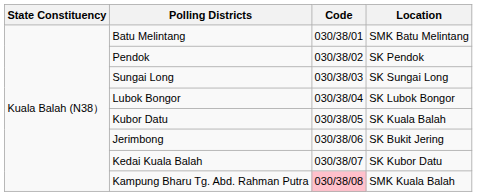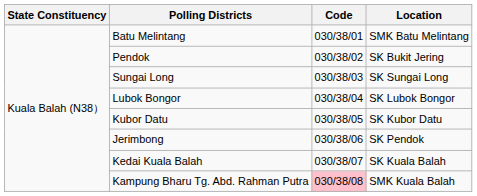(397, 57) SK Pendok -> (407, 57) SK Bukit Jering
(408, 119) SK Kuala Balah -> (406, 119) SK Kubor Datu
(407, 140) SK Bukit Jering -> (397, 140) SK Pendok
(406, 161) SK Kubor Datu -> (408, 161) SK Kuala Balah
